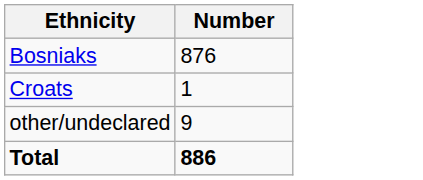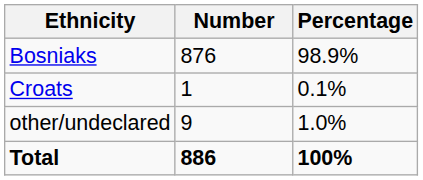+ column: (355, 21)
